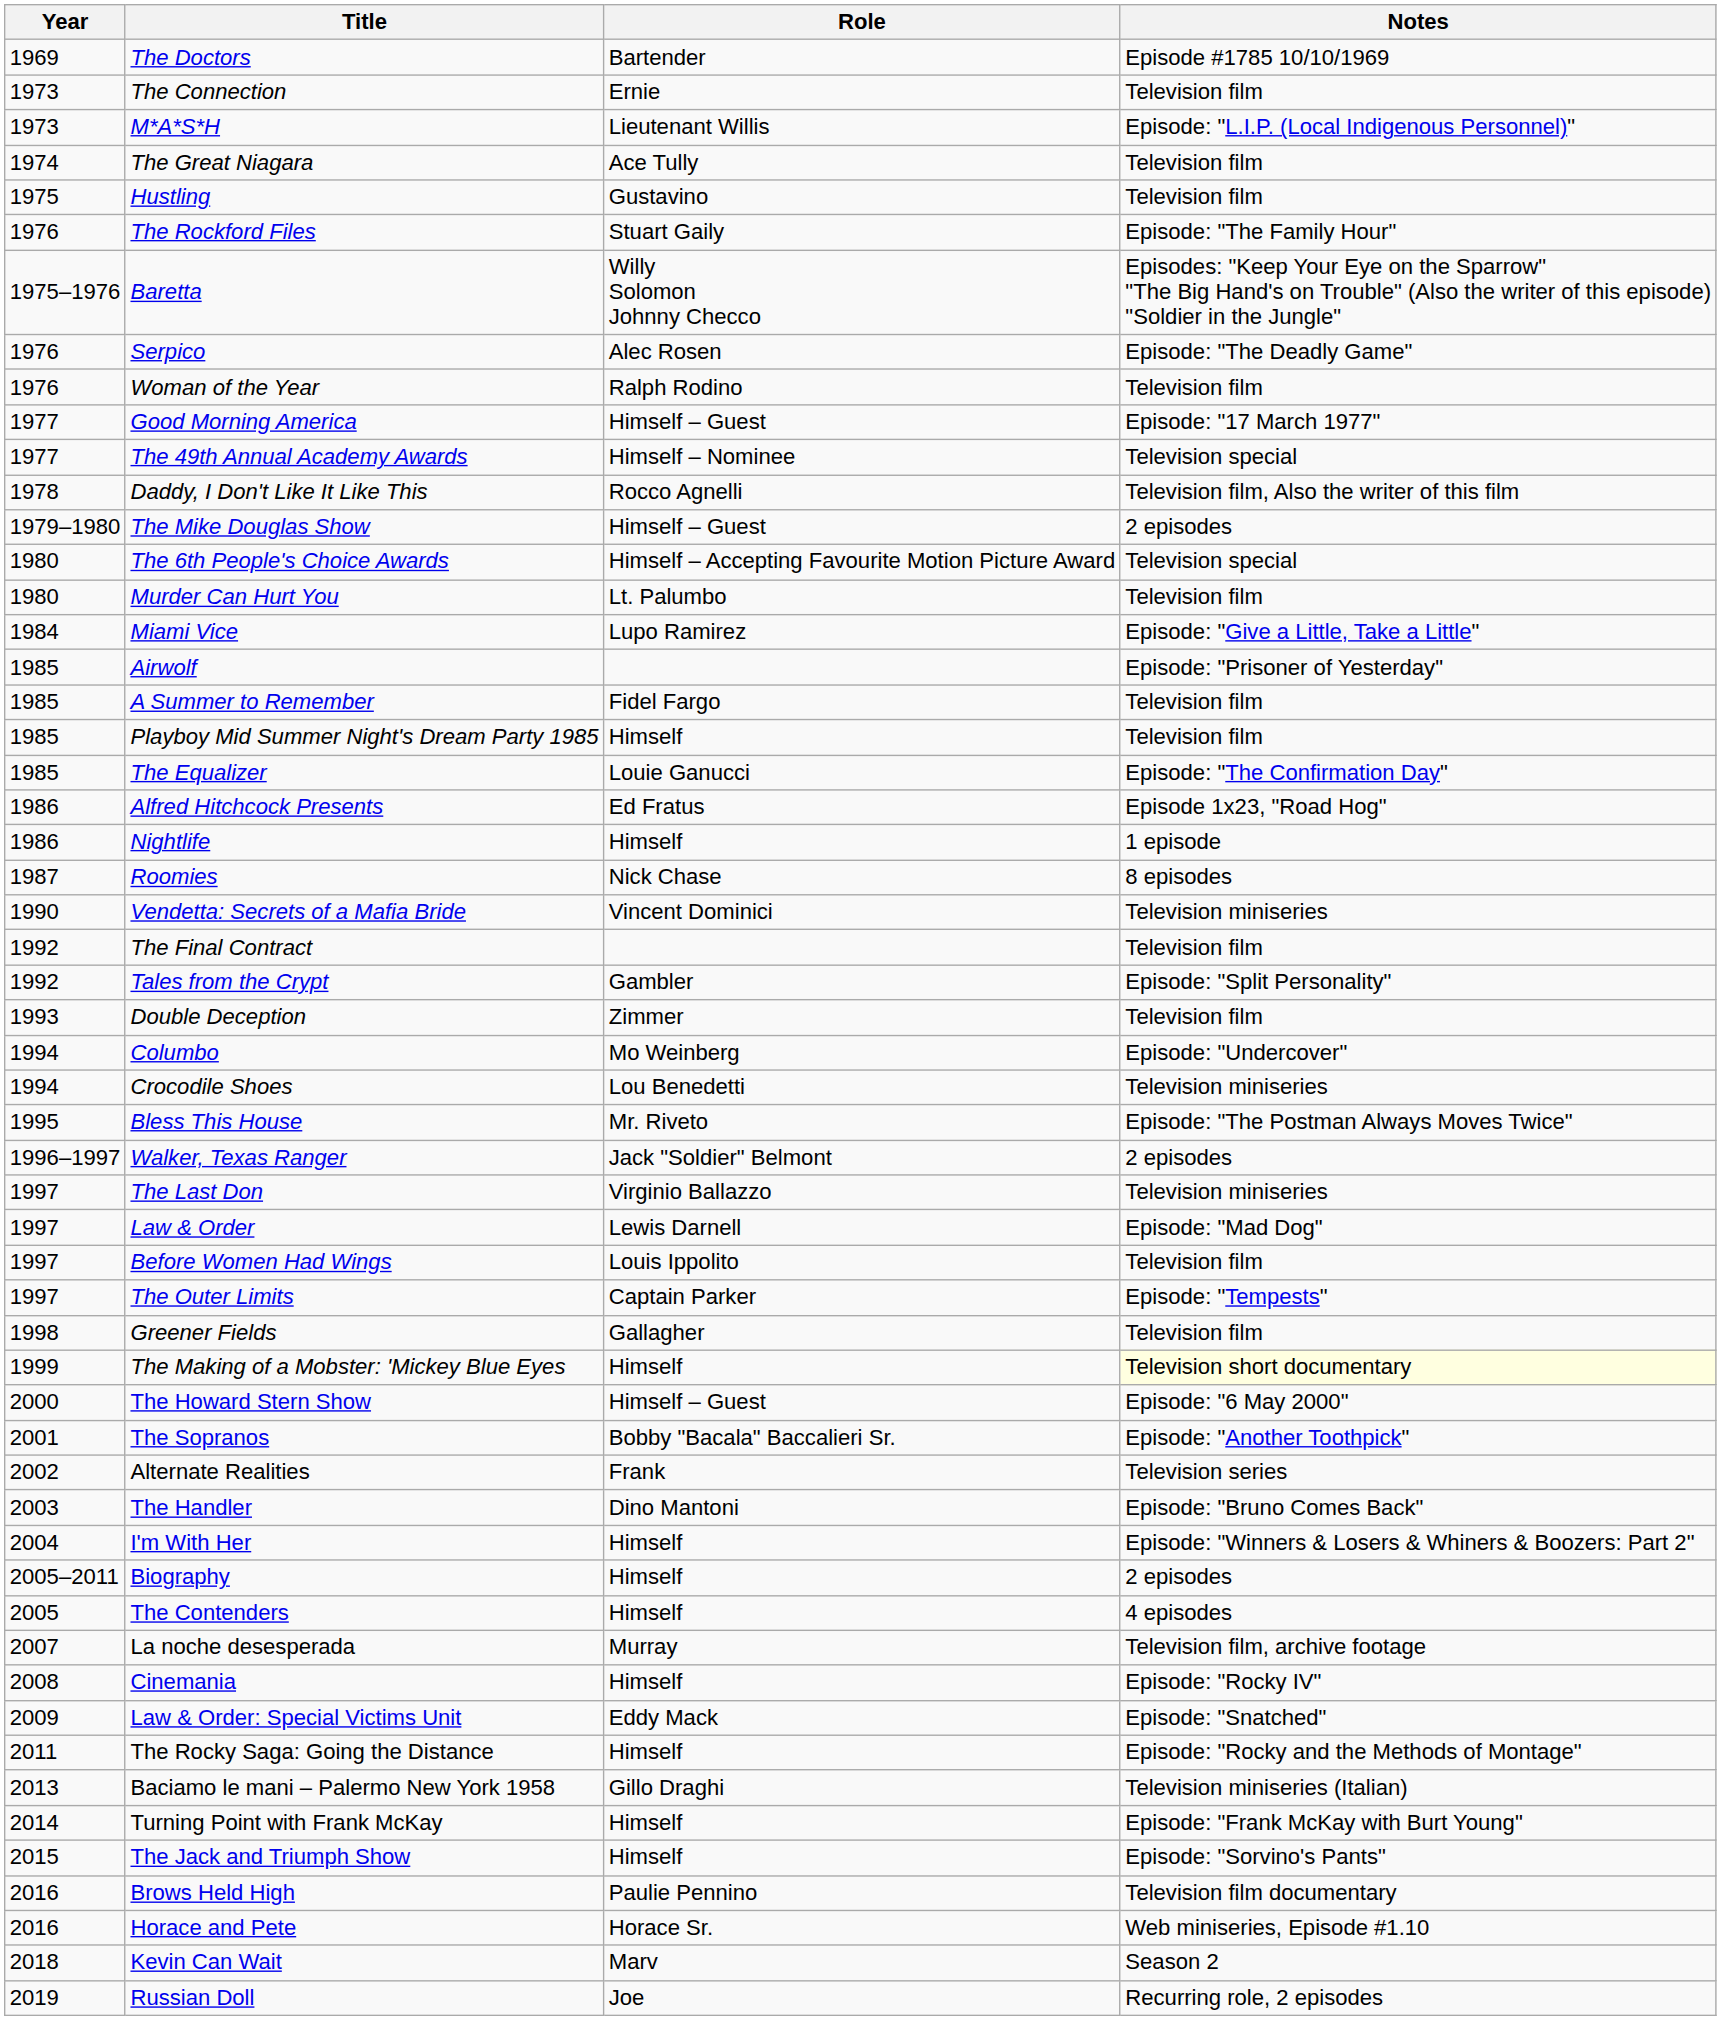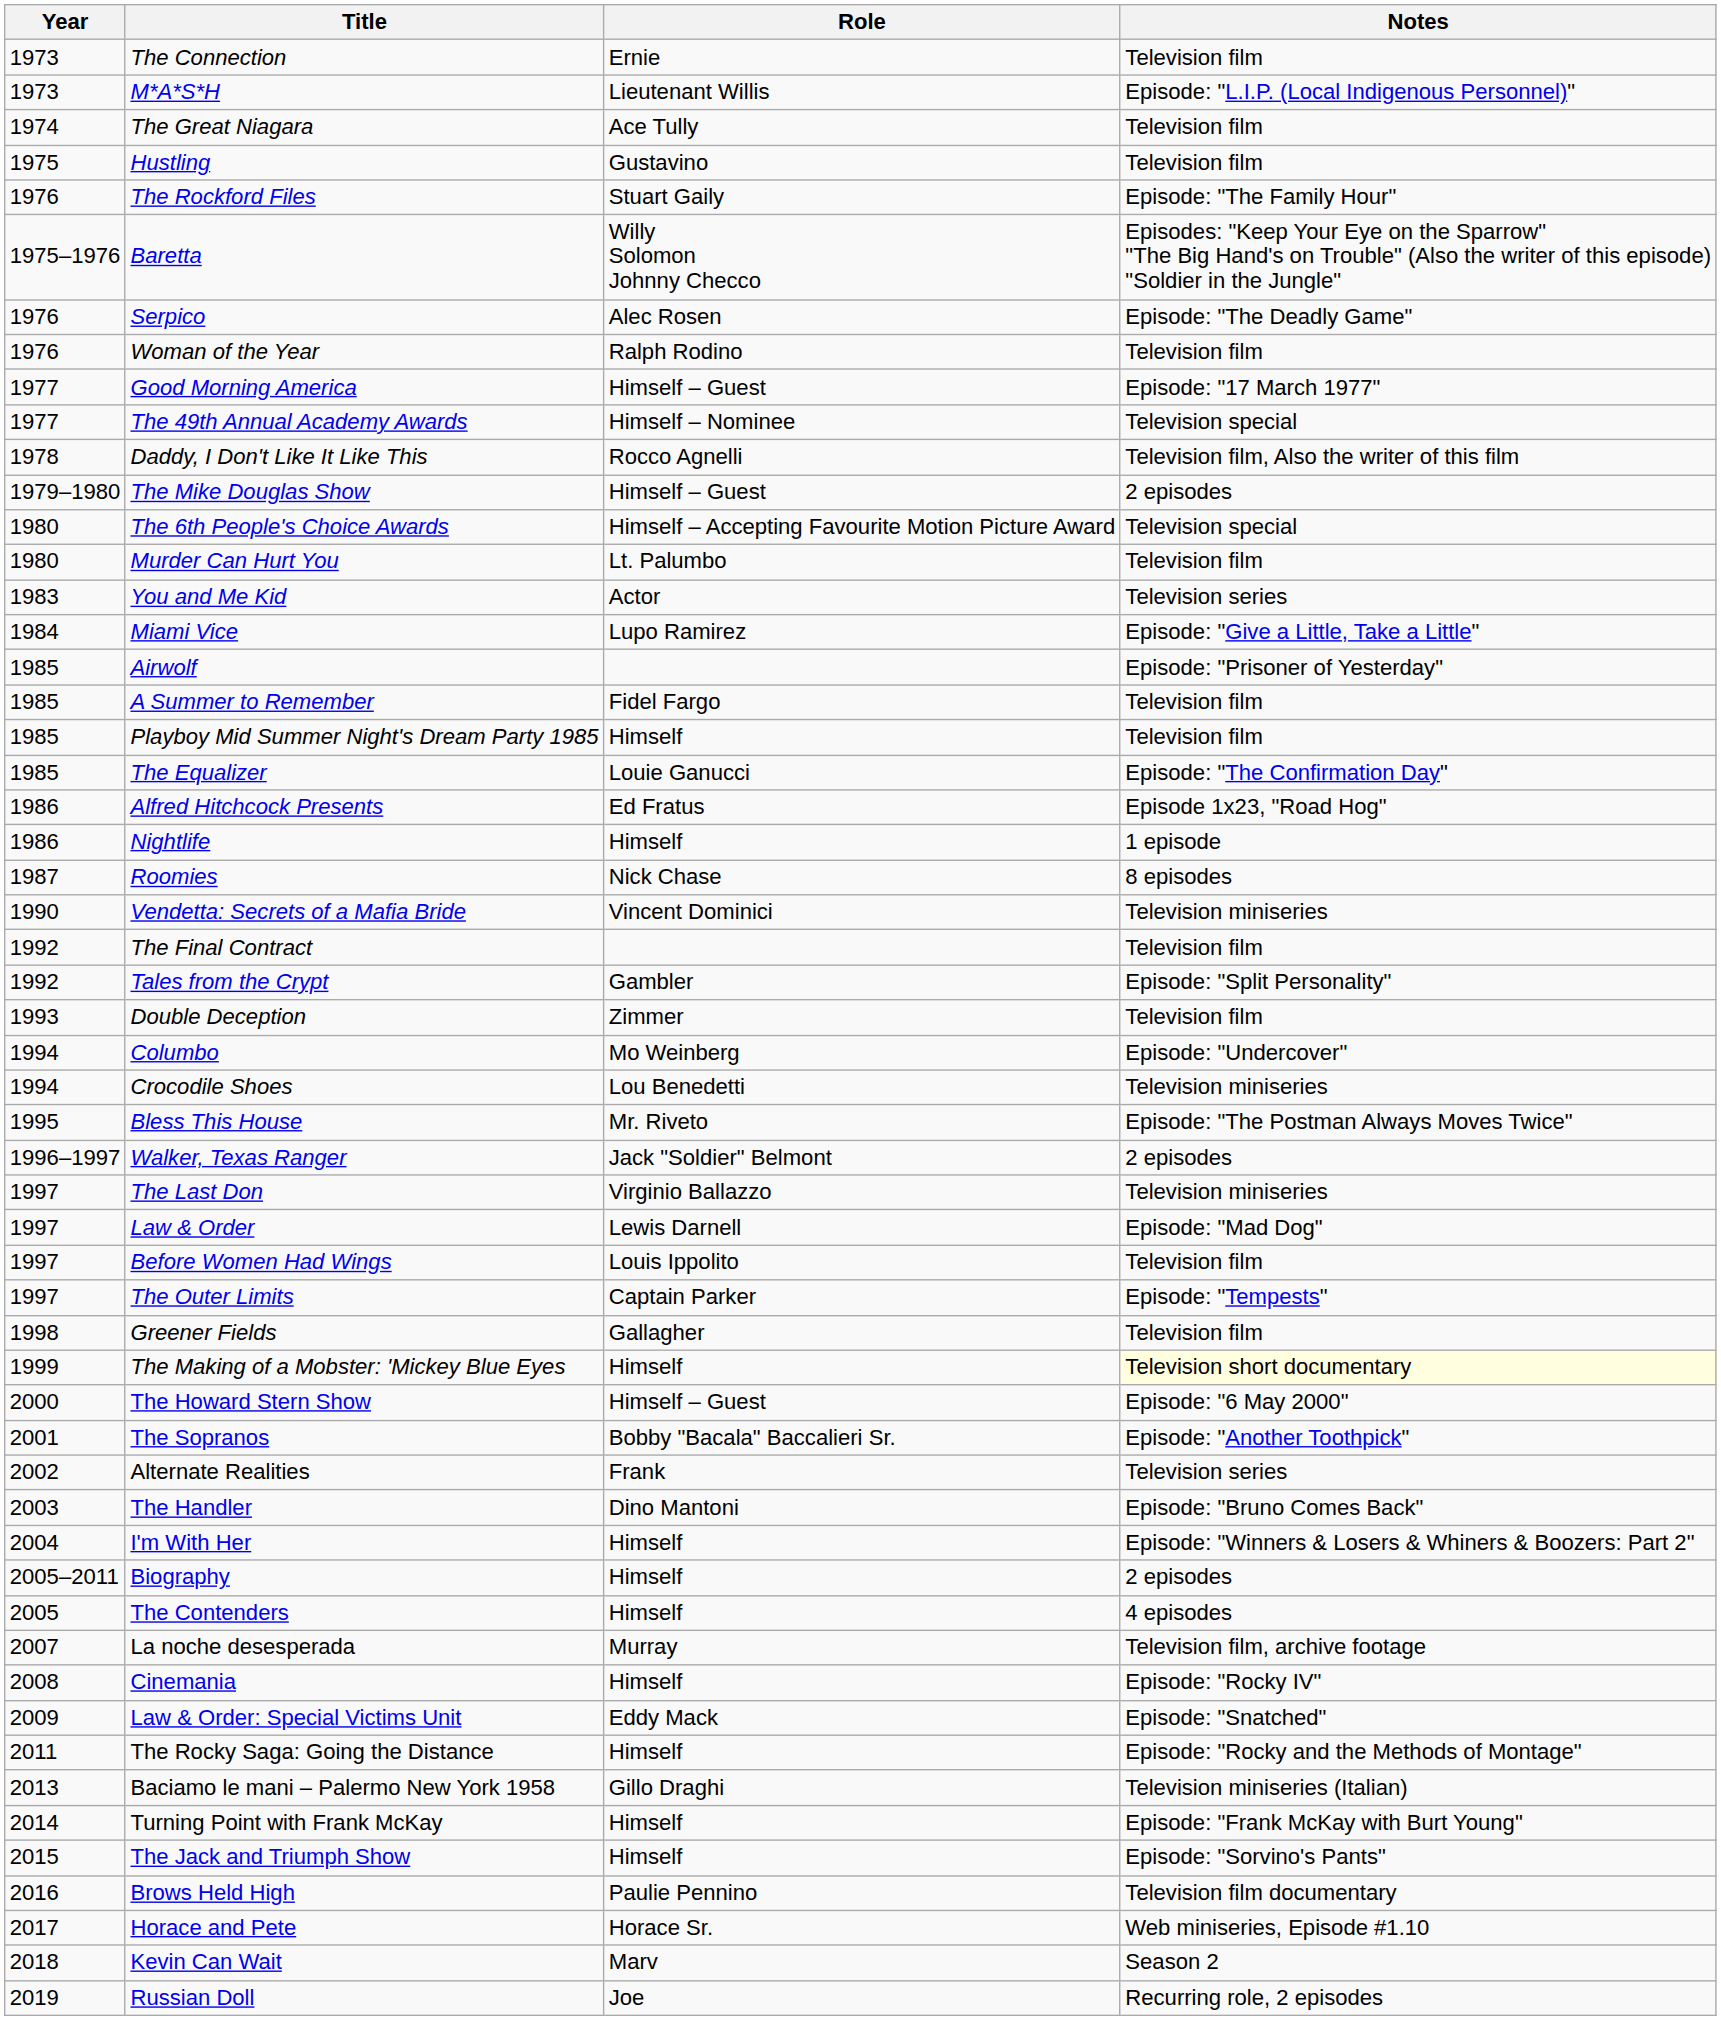- row: (191, 57)
+ row: (208, 596)
(34, 1927) 2016 -> (34, 1927) 2017
